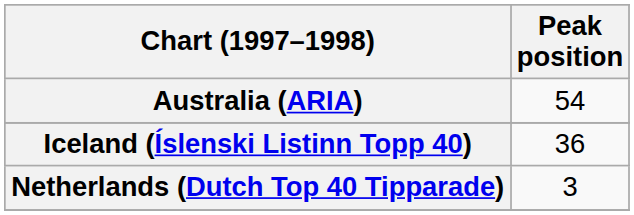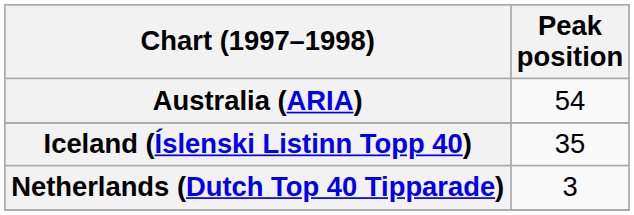(570, 143) 36 -> (570, 143) 35
